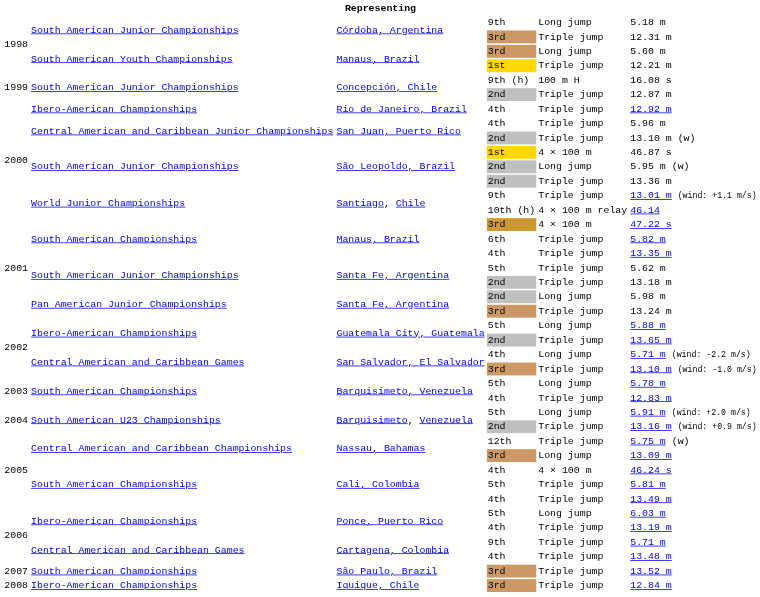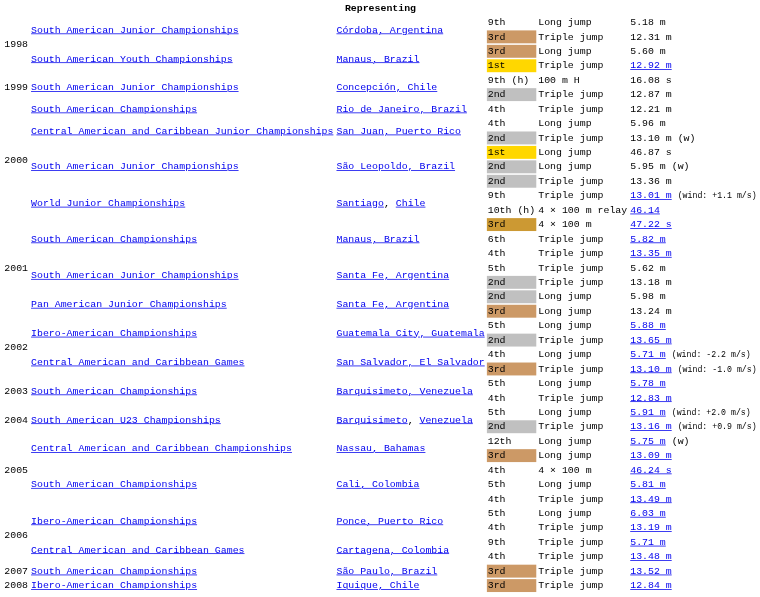(651, 66) 12.21 m -> (651, 66) 12.92 m
(114, 109) Ibero-American Championships -> (114, 109) South American Championships
(651, 109) 12.92 m -> (651, 109) 12.21 m
(571, 123) Triple jump -> (565, 123) Long jump
(565, 152) 4 × 100 m -> (565, 152) Long jump
(571, 311) Triple jump -> (565, 311) Long jump
(571, 441) Triple jump -> (565, 441) Long jump
(571, 484) Triple jump -> (565, 484) Long jump
